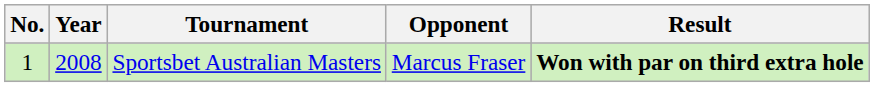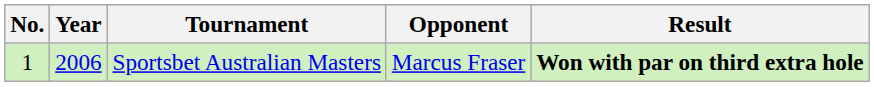(78, 62) 2008 -> (78, 62) 2006
